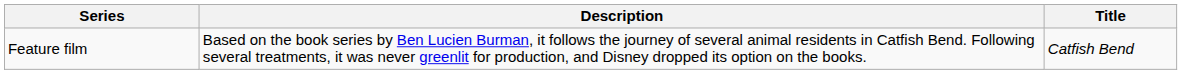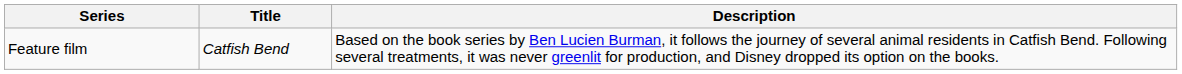columns swapped: (1111, 16) <-> (622, 16)
